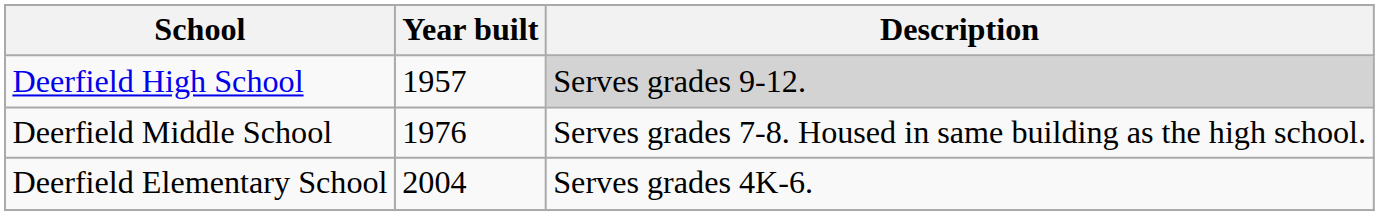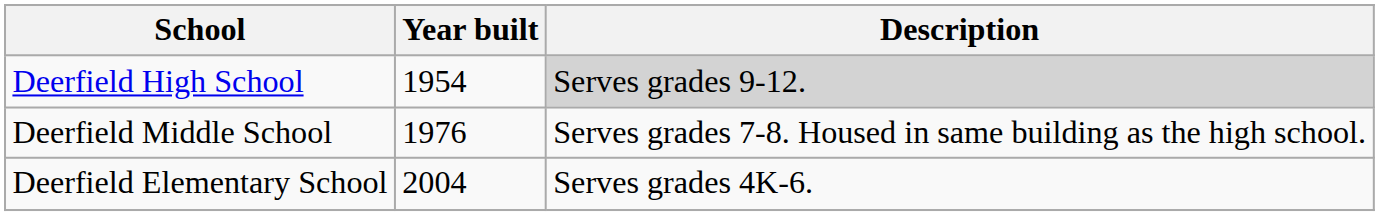(434, 81) 1957 -> (434, 81) 1954
